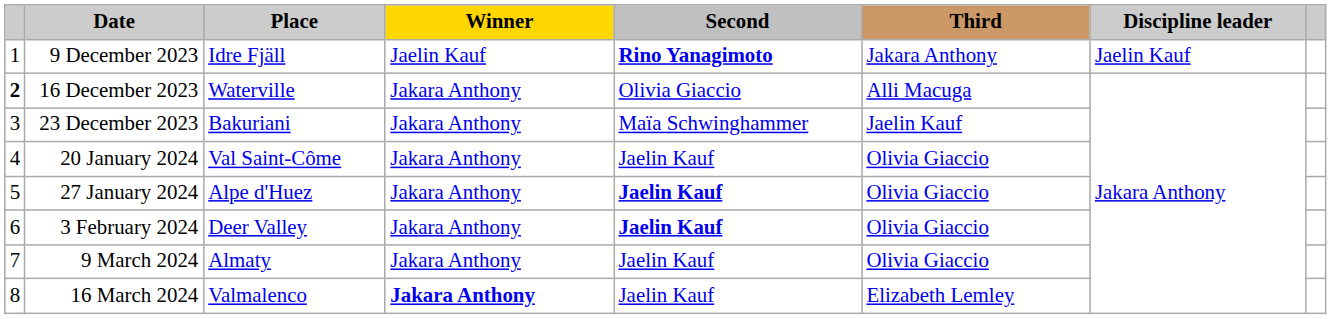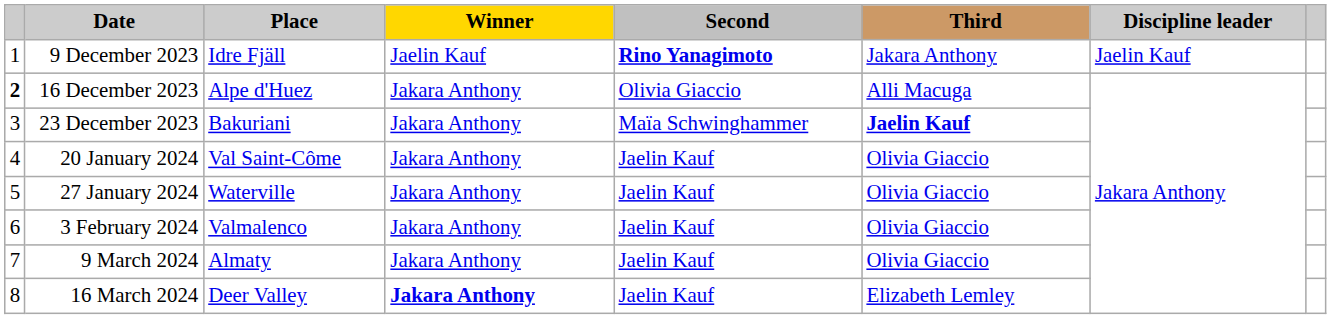(251, 89) Waterville -> (260, 89) Alpe d'Huez
(914, 123) normal -> (918, 123) bold
(260, 192) Alpe d'Huez -> (251, 192) Waterville
(670, 192) bold -> (666, 192) normal
(258, 226) Deer Valley -> (258, 226) Valmalenco
(670, 226) bold -> (666, 226) normal
(258, 294) Valmalenco -> (258, 294) Deer Valley
